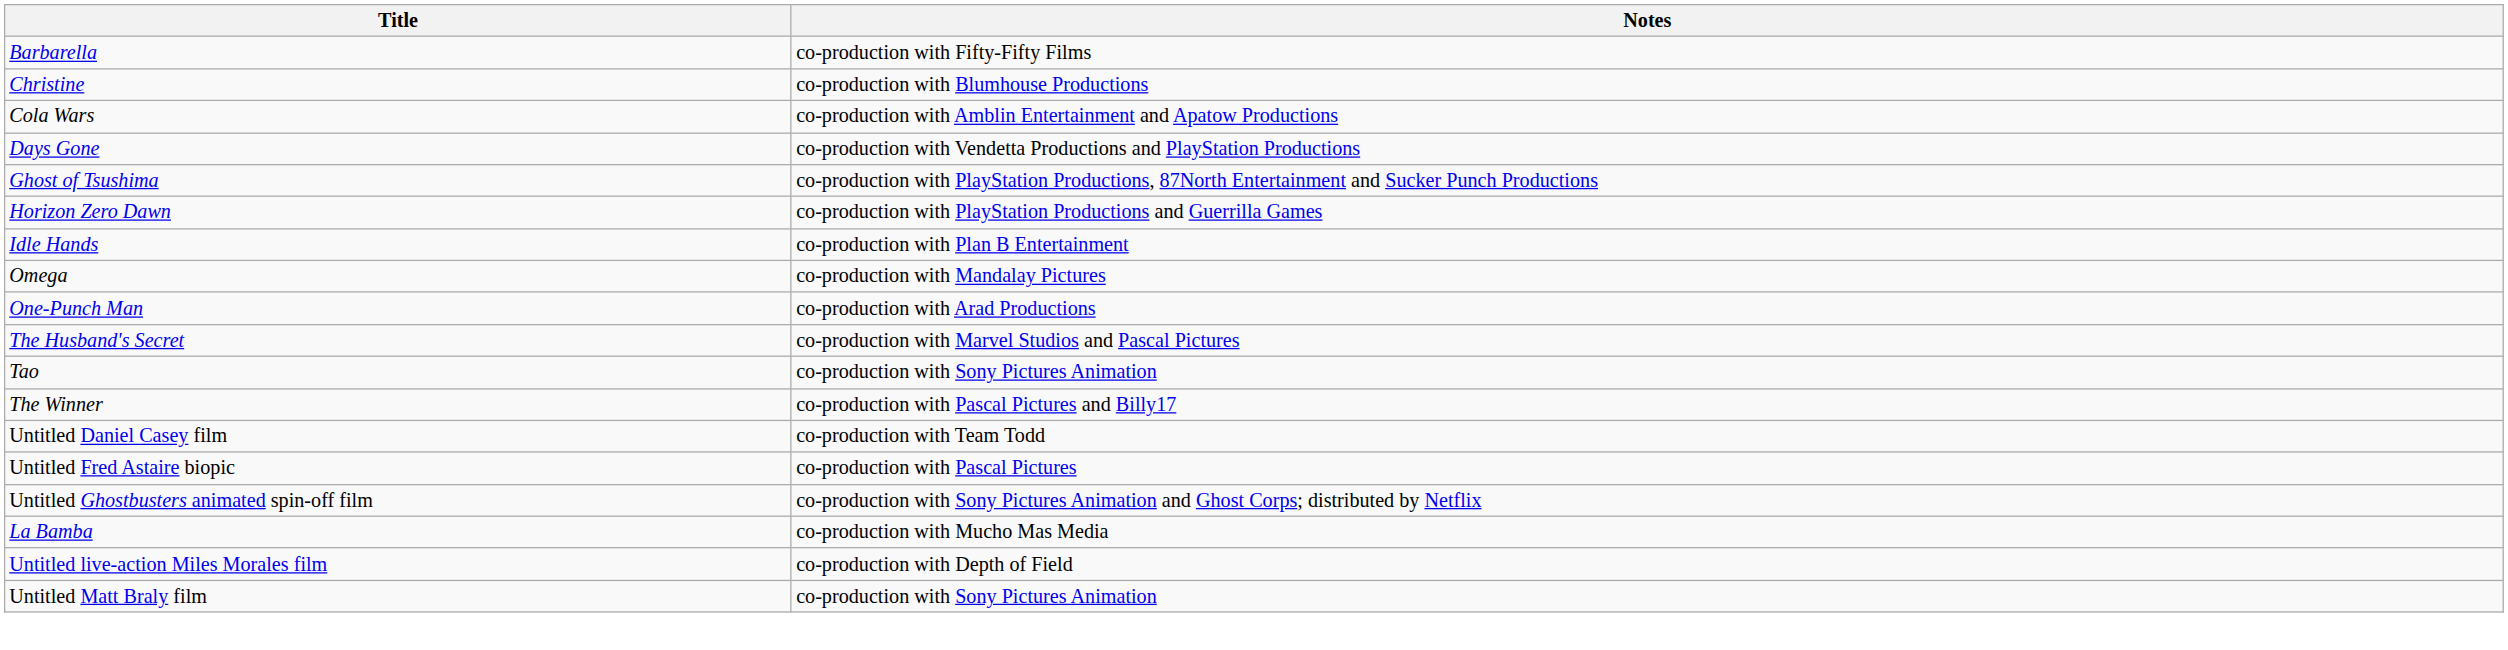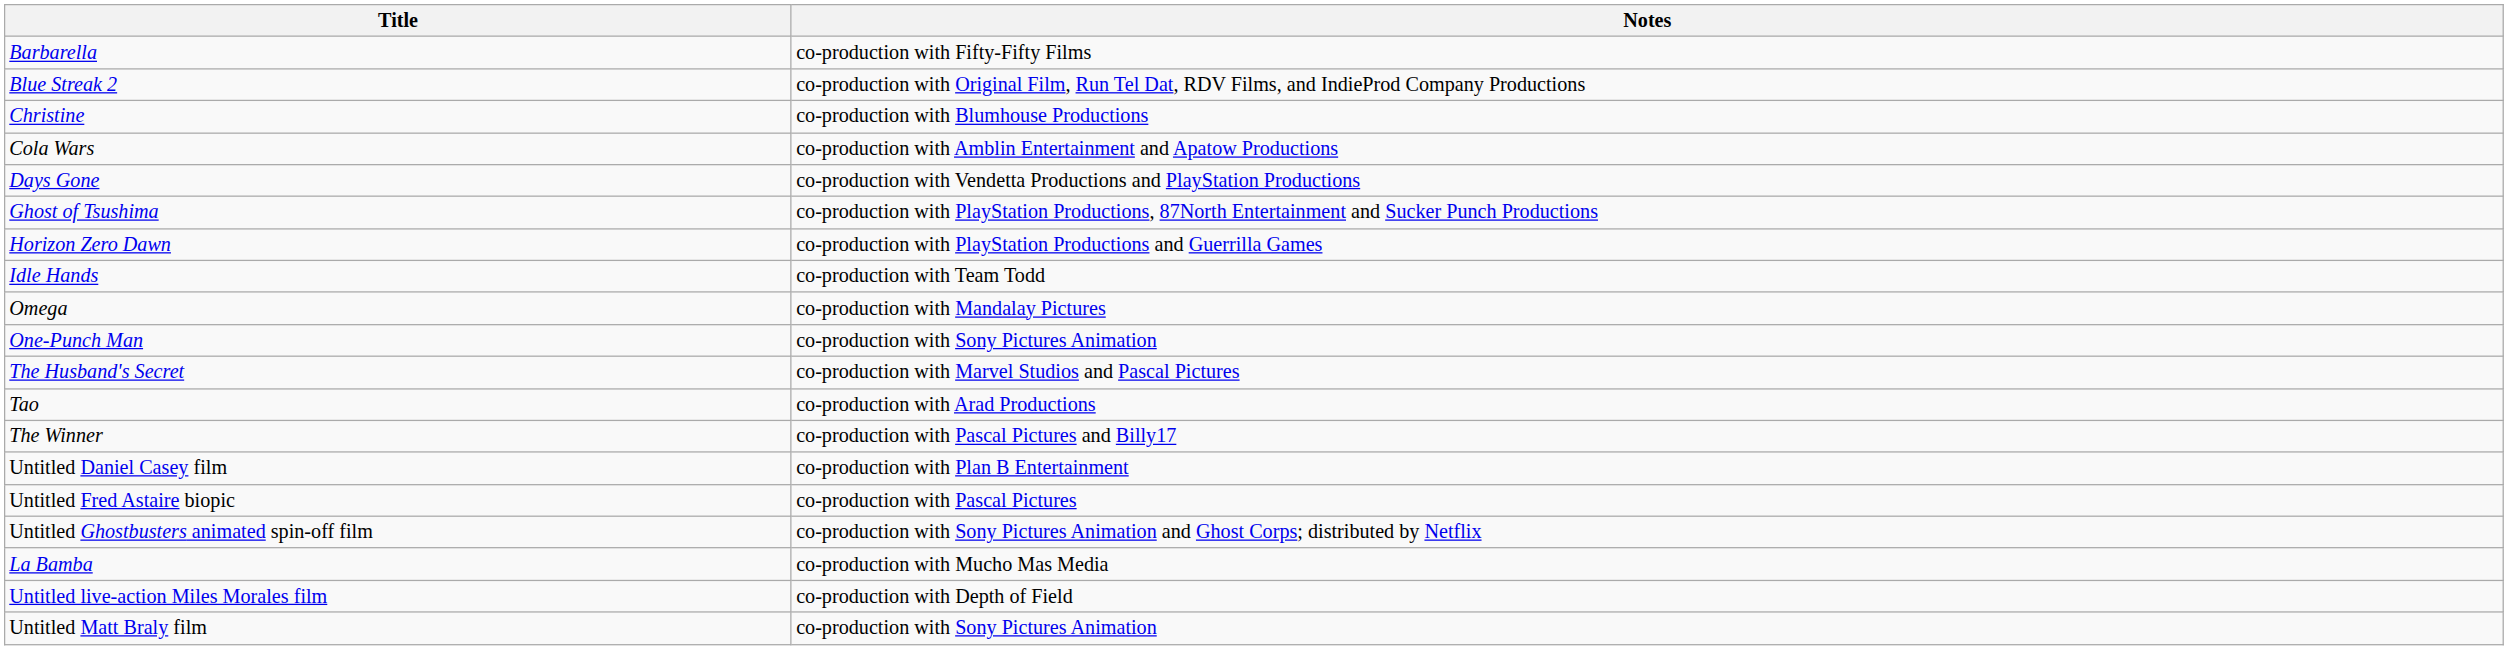+ row: (63, 84)
(962, 244) co-production with Plan B Entertainment -> (921, 276) co-production with Team Todd
(946, 308) co-production with Arad Productions -> (976, 340) co-production with Sony Pictures Animation
(976, 372) co-production with Sony Pictures Animation -> (946, 404) co-production with Arad Productions
(921, 436) co-production with Team Todd -> (962, 468) co-production with Plan B Entertainment
